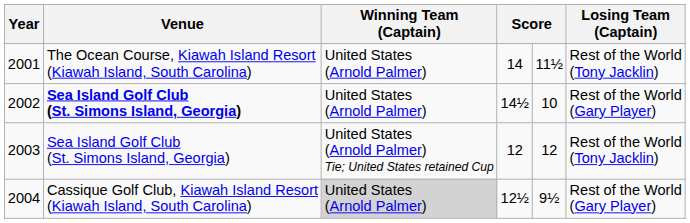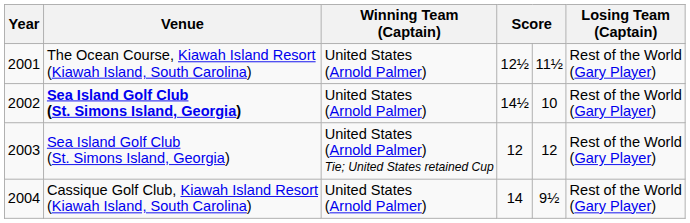(515, 63) 14 -> (515, 63) 12½
(626, 63) Rest of the World (Tony Jacklin) -> (626, 63) Rest of the World (Gary Player)
(626, 150) Rest of the World (Tony Jacklin) -> (626, 150) Rest of the World (Gary Player)
(376, 198) lightgrey background -> (376, 198) no background
(515, 198) 12½ -> (515, 198) 14
